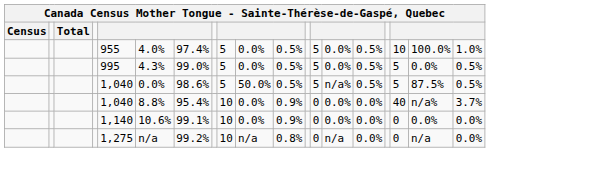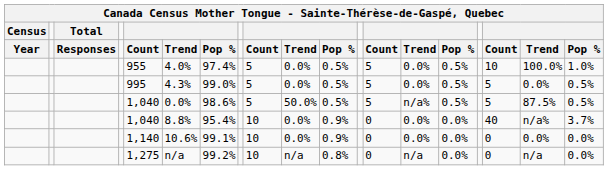+ row: (27, 49)
